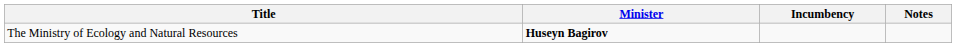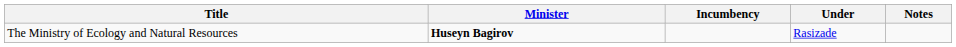+ column: (838, 14)
